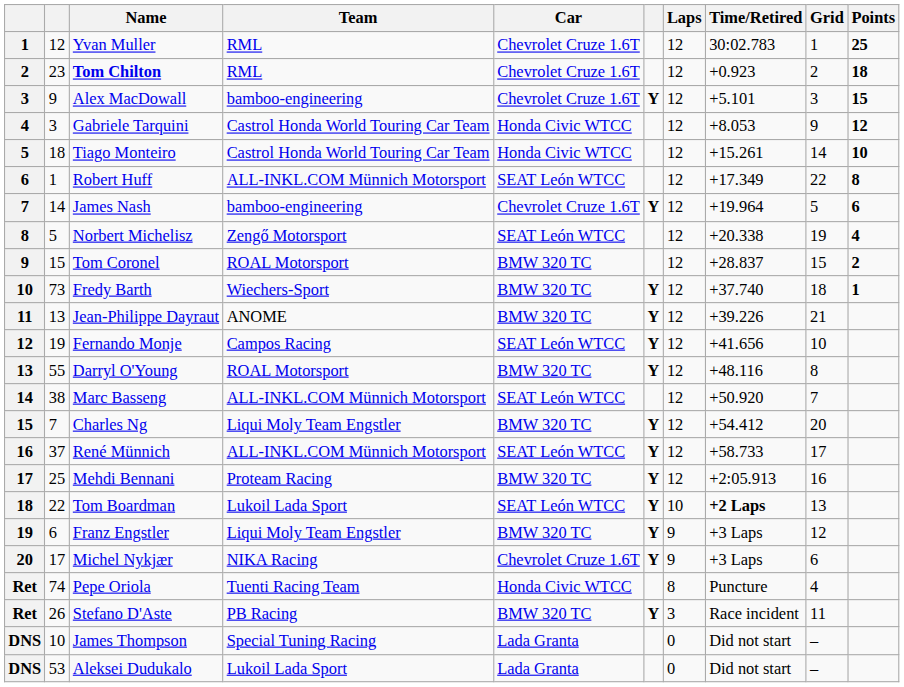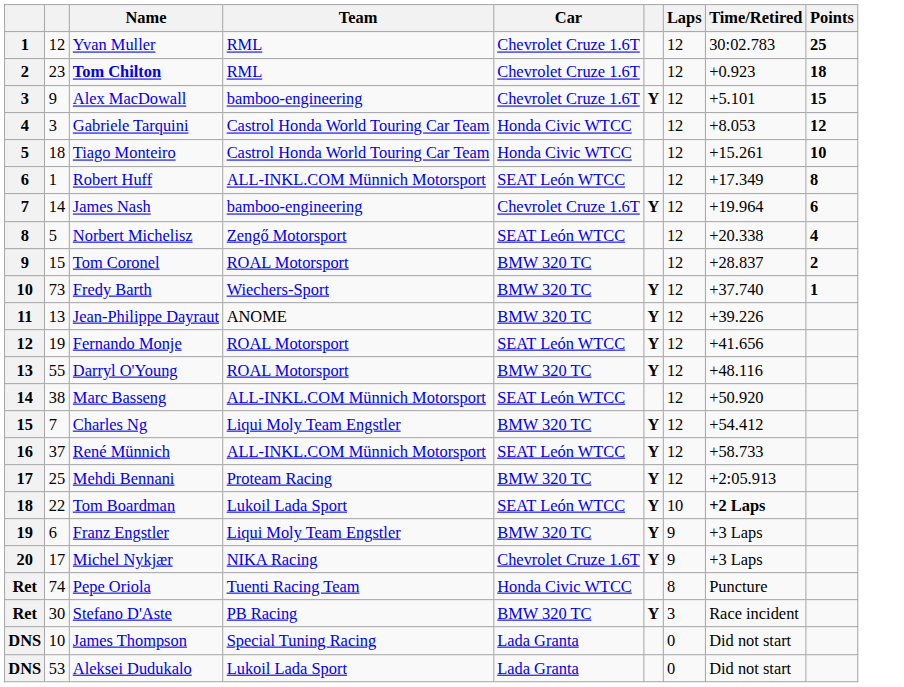- column: (827, 18)
(279, 343) Campos Racing -> (288, 343) ROAL Motorsport
(57, 613) 26 -> (57, 613) 30
